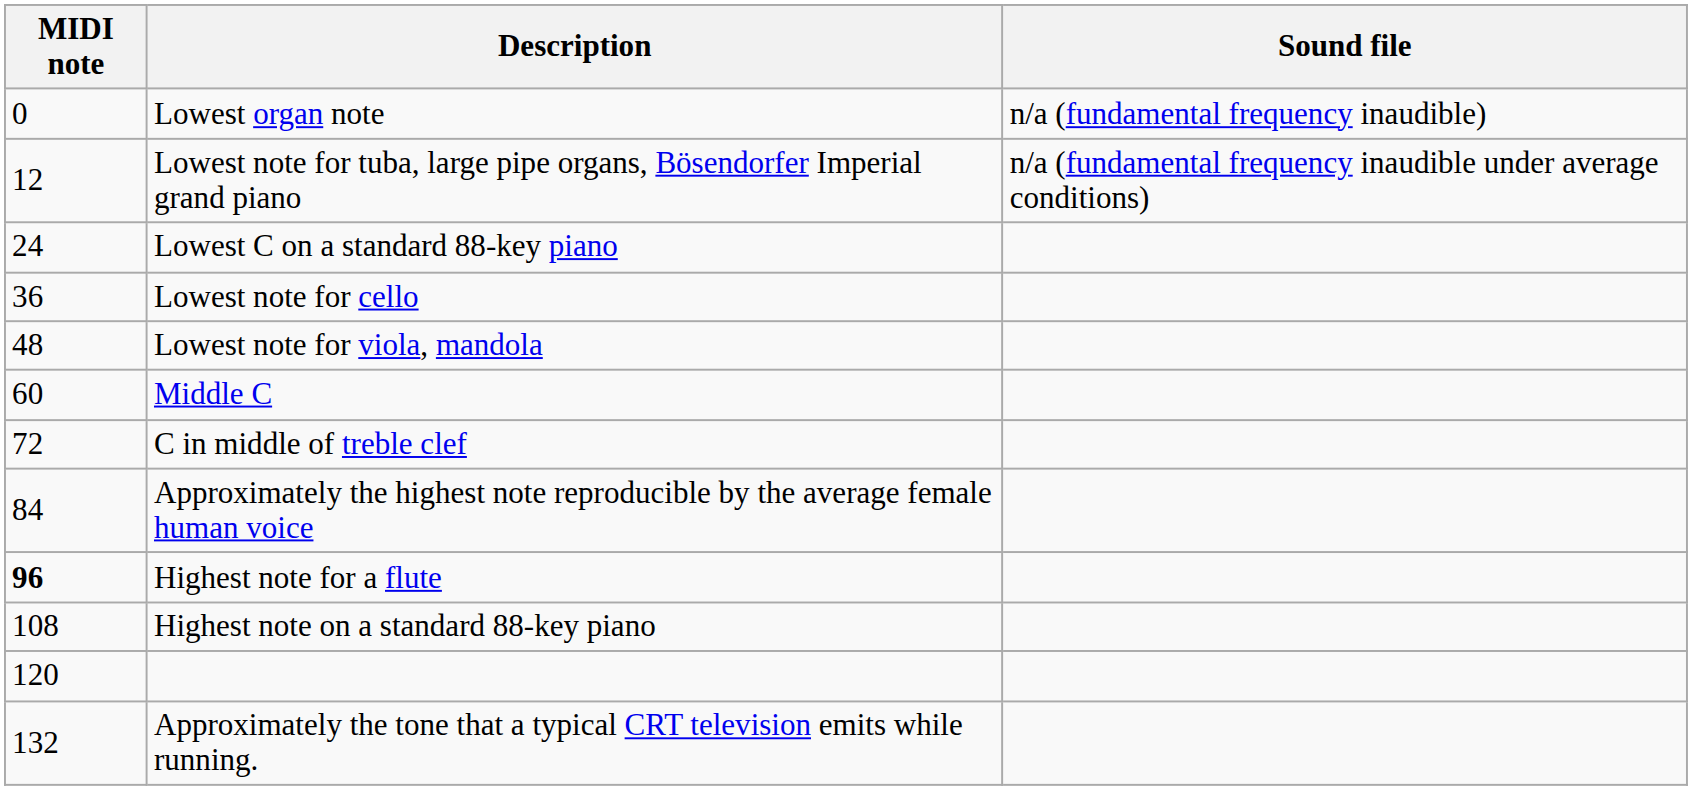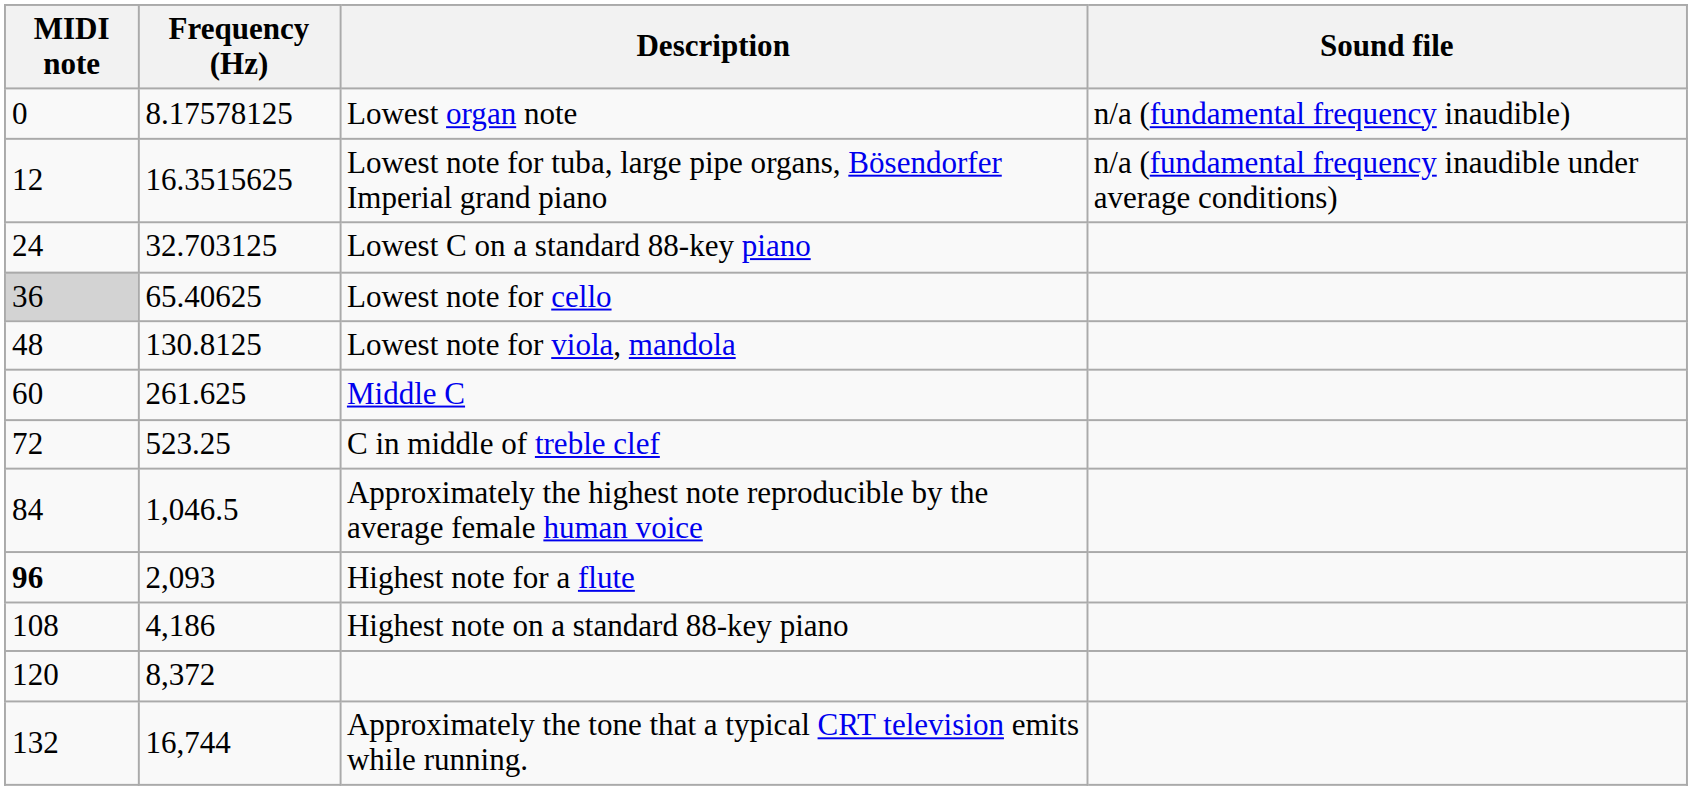+ column: (239, 46)
(28, 295) no background -> (28, 295) lightgrey background
